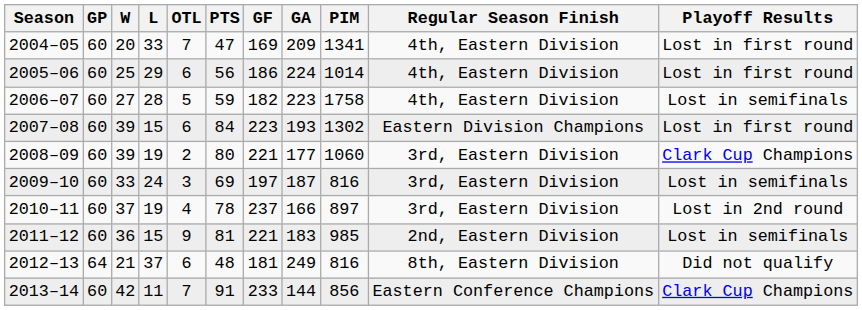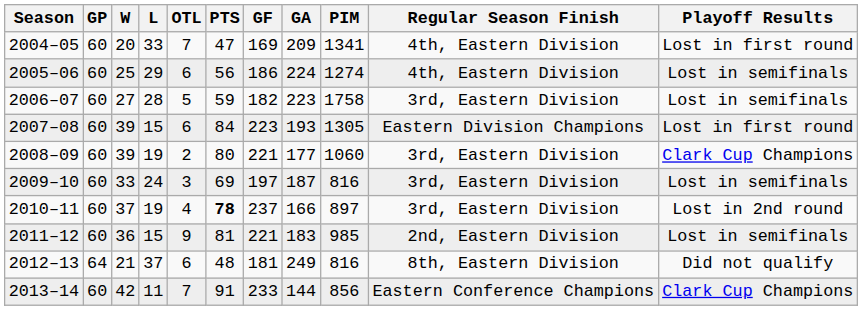(344, 73) 1014 -> (344, 73) 1274
(758, 73) Lost in first round -> (758, 73) Lost in semifinals
(513, 100) 4th, Eastern Division -> (513, 100) 3rd, Eastern Division
(344, 128) 1302 -> (344, 128) 1305
(225, 210) normal -> (225, 210) bold
